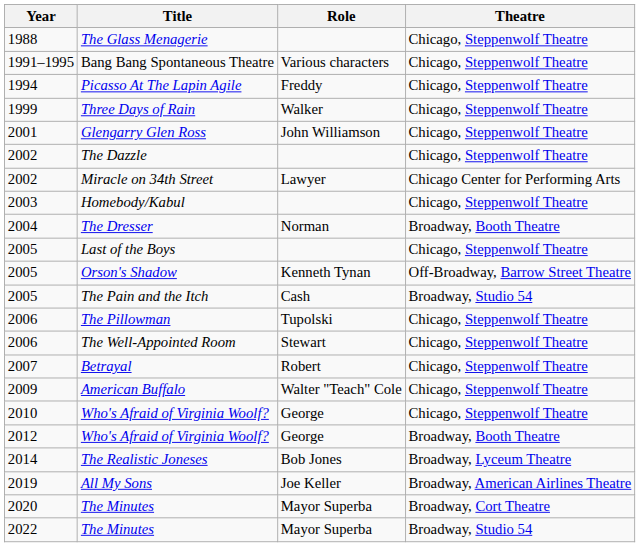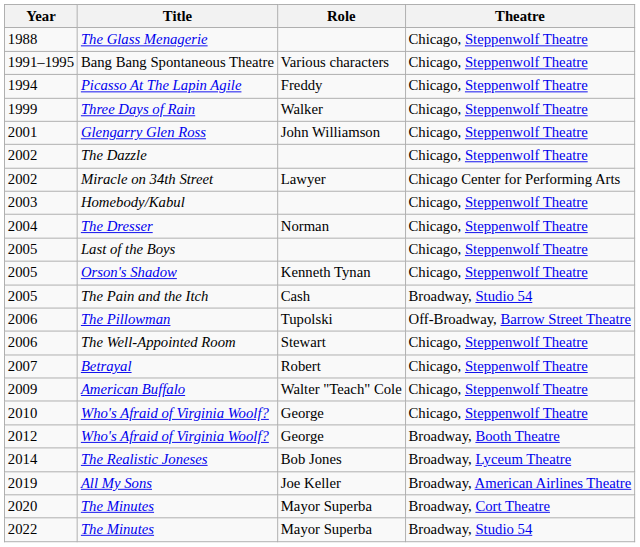(484, 226) Broadway, Booth Theatre -> (498, 226) Chicago, Steppenwolf Theatre
(520, 272) Off-Broadway, Barrow Street Theatre -> (498, 272) Chicago, Steppenwolf Theatre
(498, 319) Chicago, Steppenwolf Theatre -> (520, 319) Off-Broadway, Barrow Street Theatre
